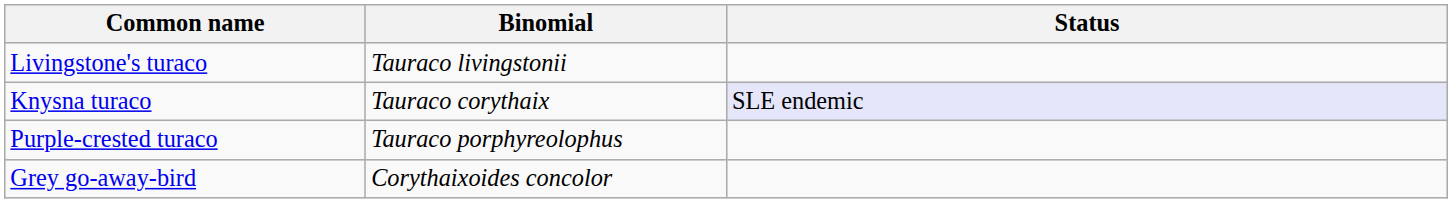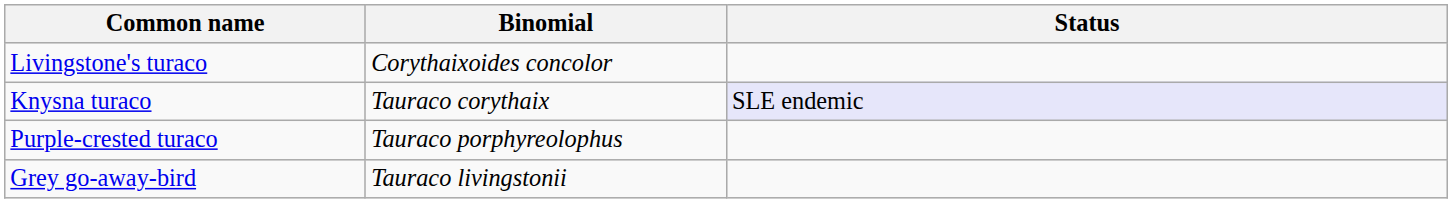(469, 62) Tauraco livingstonii -> (492, 62) Corythaixoides concolor
(492, 178) Corythaixoides concolor -> (469, 178) Tauraco livingstonii
